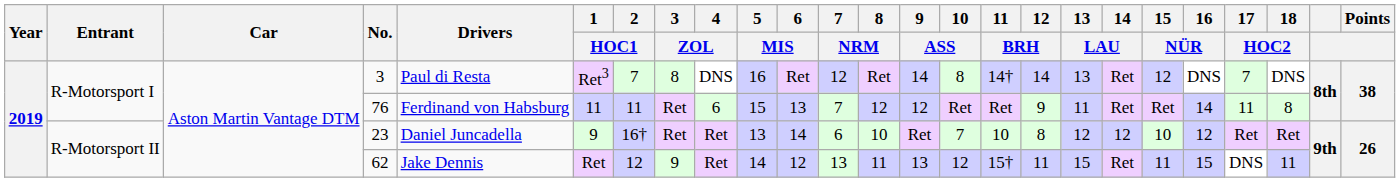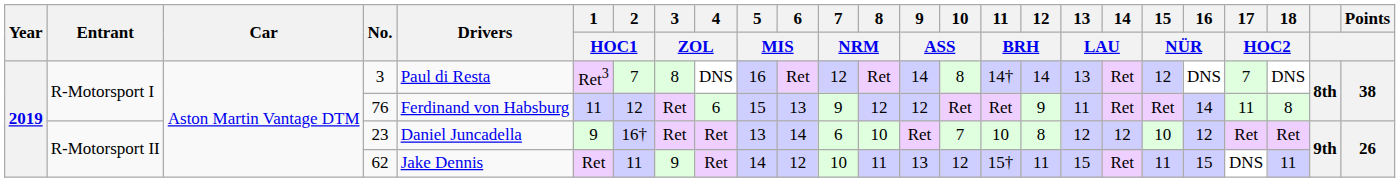(634, 106) 11 -> (634, 106) 12
(838, 106) 7 -> (838, 106) 9
(634, 162) 12 -> (634, 162) 11
(838, 162) 13 -> (838, 162) 10
